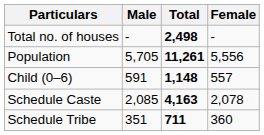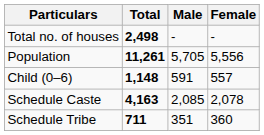columns swapped: (184, 15) <-> (142, 15)
